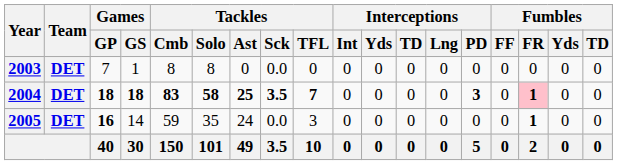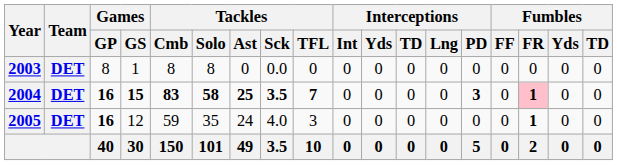(106, 69) 7 -> (106, 69) 8
(106, 95) 18 -> (106, 95) 16
(135, 95) 18 -> (135, 95) 15
(135, 120) 14 -> (135, 120) 12
(277, 120) 0.0 -> (277, 120) 4.0
